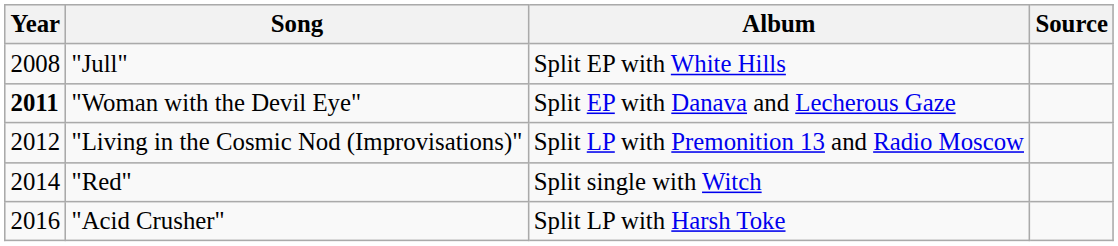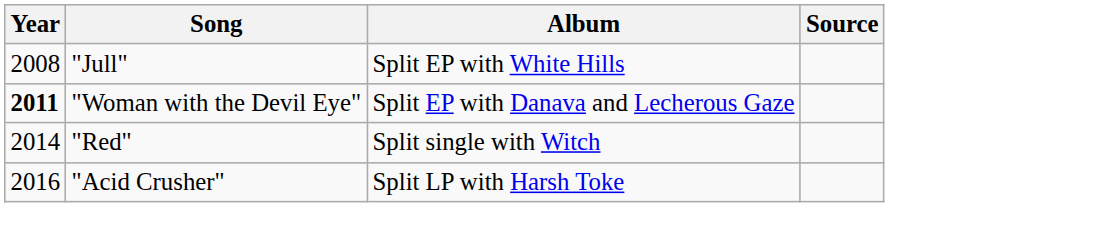- row: (297, 142)
